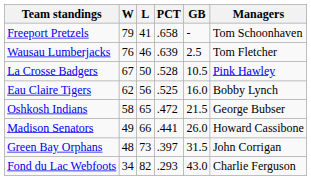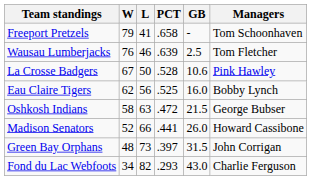(197, 71) 10.5 -> (197, 71) 10.6
(145, 109) 65 -> (145, 109) 63
(128, 128) 49 -> (128, 128) 52
